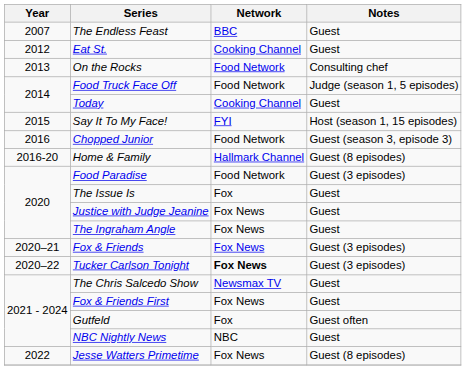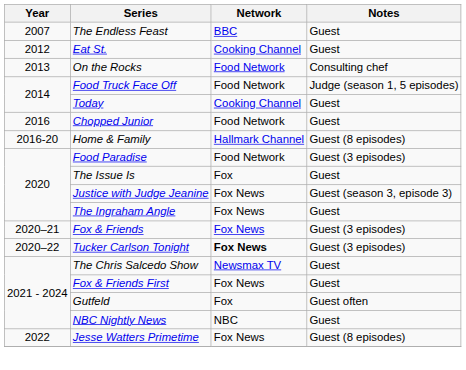- row: (120, 121)
(381, 139) Guest (season 3, episode 3) -> (325, 121) Guest
(325, 211) Guest -> (381, 193) Guest (season 3, episode 3)
